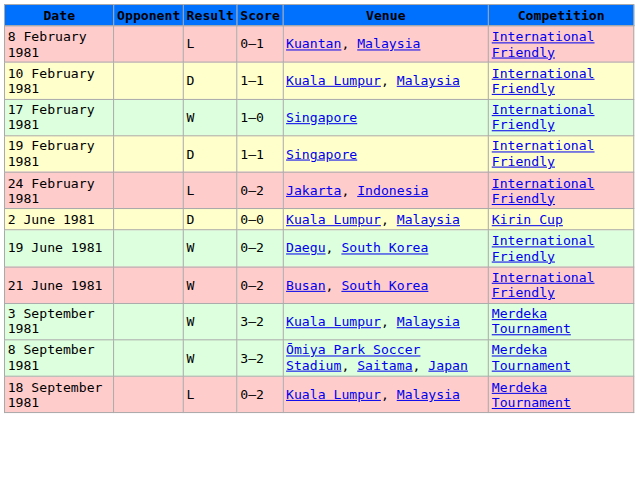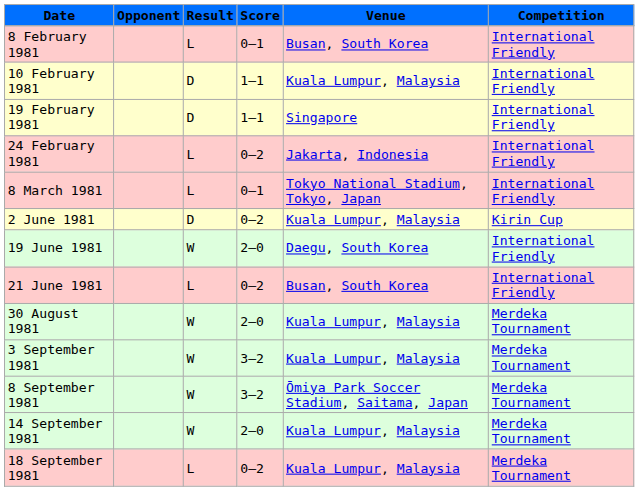(353, 44) Kuantan, Malaysia -> (357, 44) Busan, South Korea
- row: (51, 117)
+ row: (55, 190)
(252, 219) 0–0 -> (252, 219) 0–2
(252, 248) 0–2 -> (252, 248) 2–0
(191, 285) W -> (191, 285) L
+ row: (43, 321)
+ row: (55, 431)
